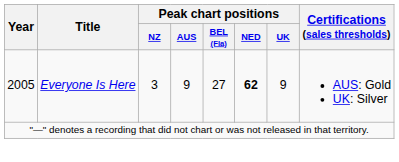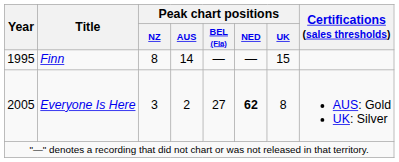+ row: (52, 59)
(187, 85) 9 -> (187, 105) 2
(283, 85) 9 -> (283, 105) 8
